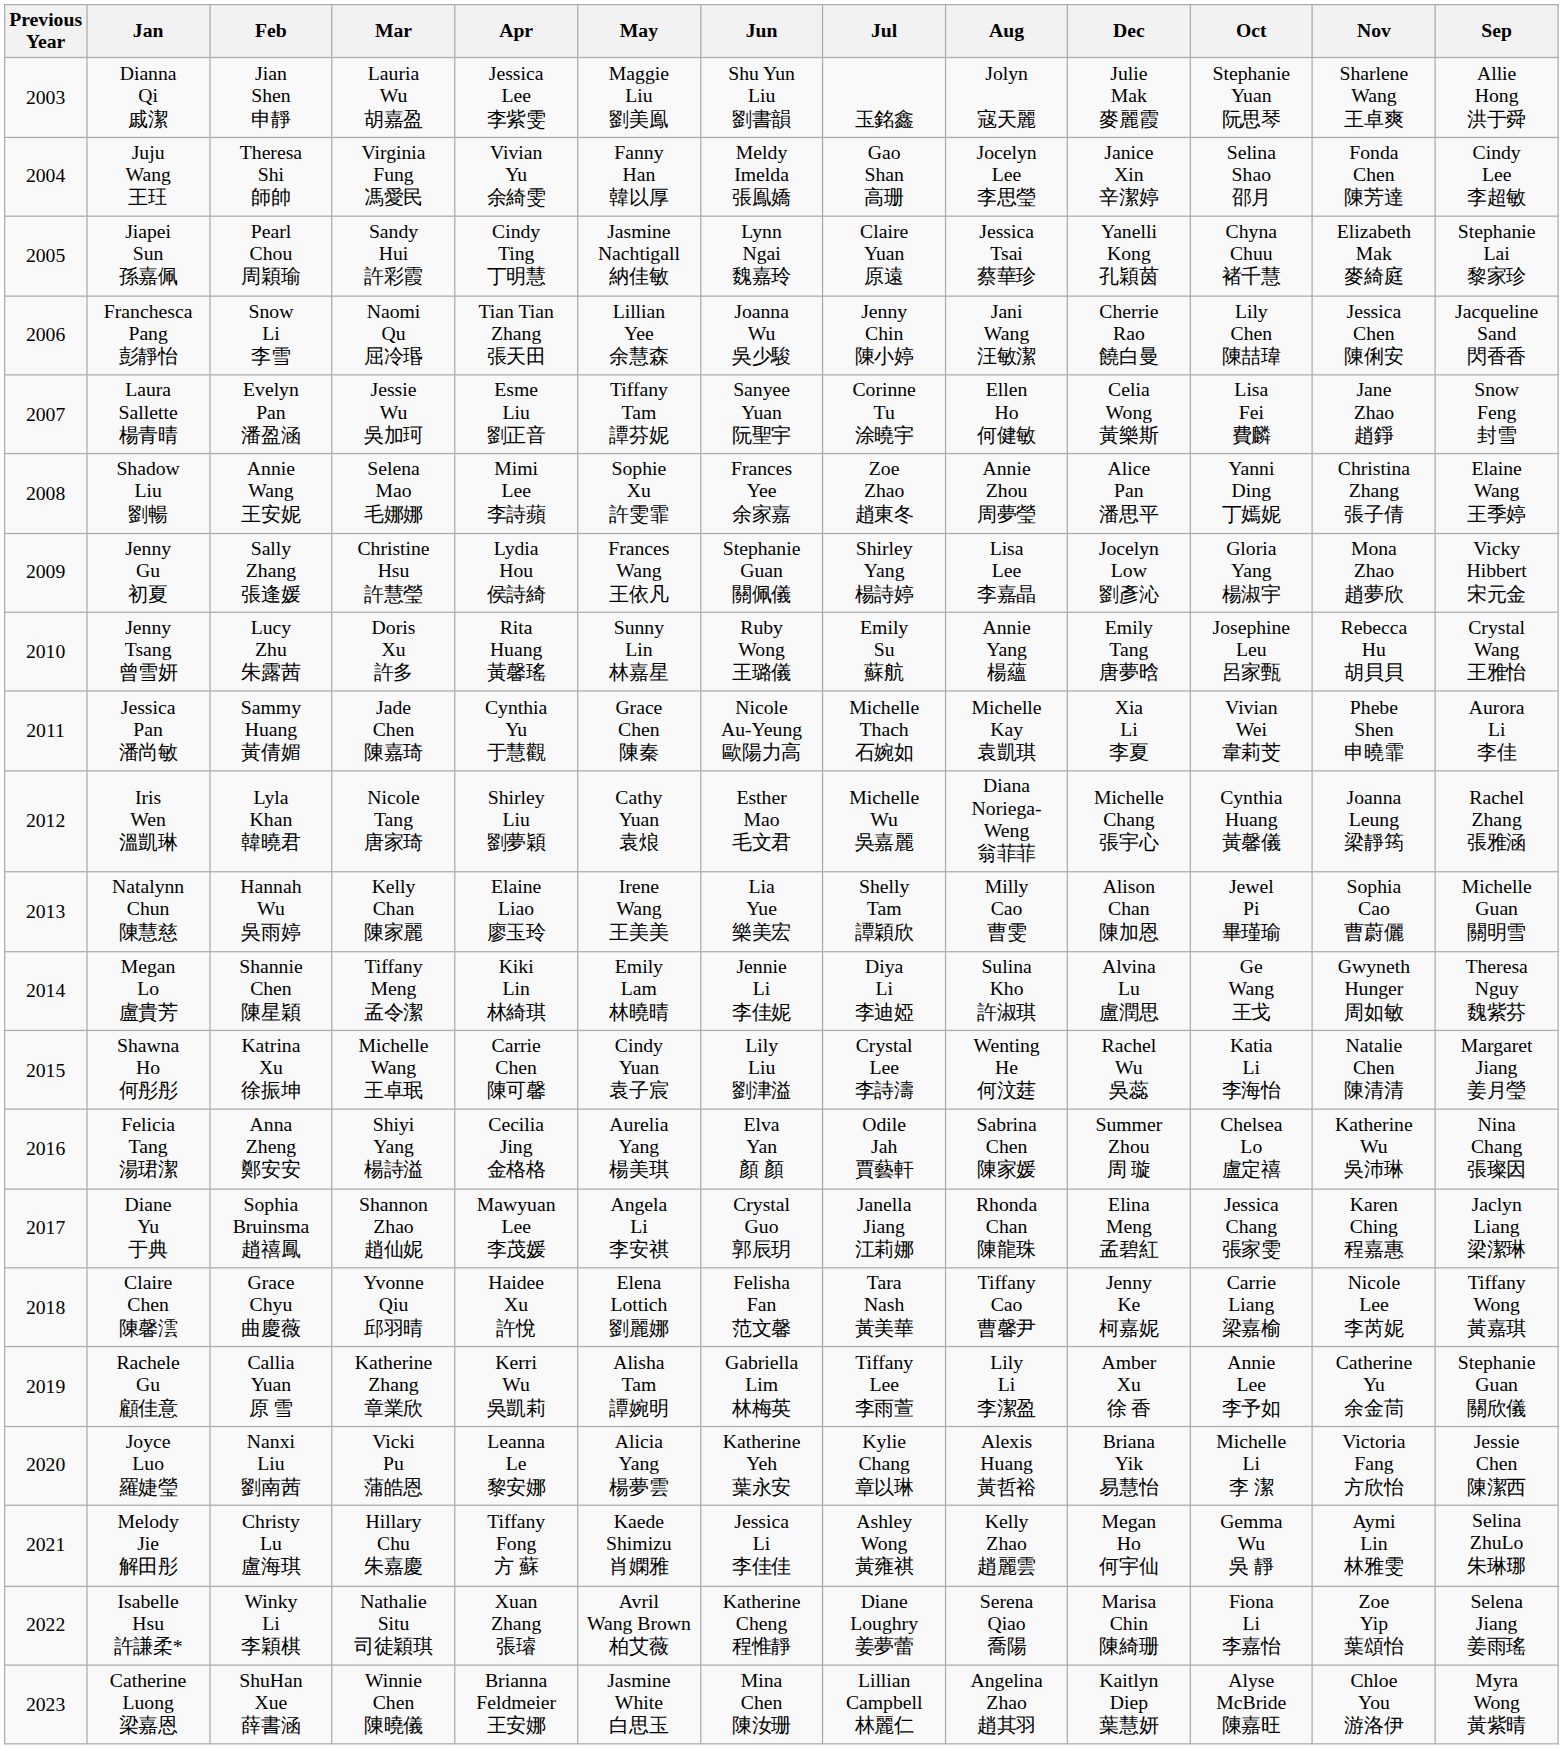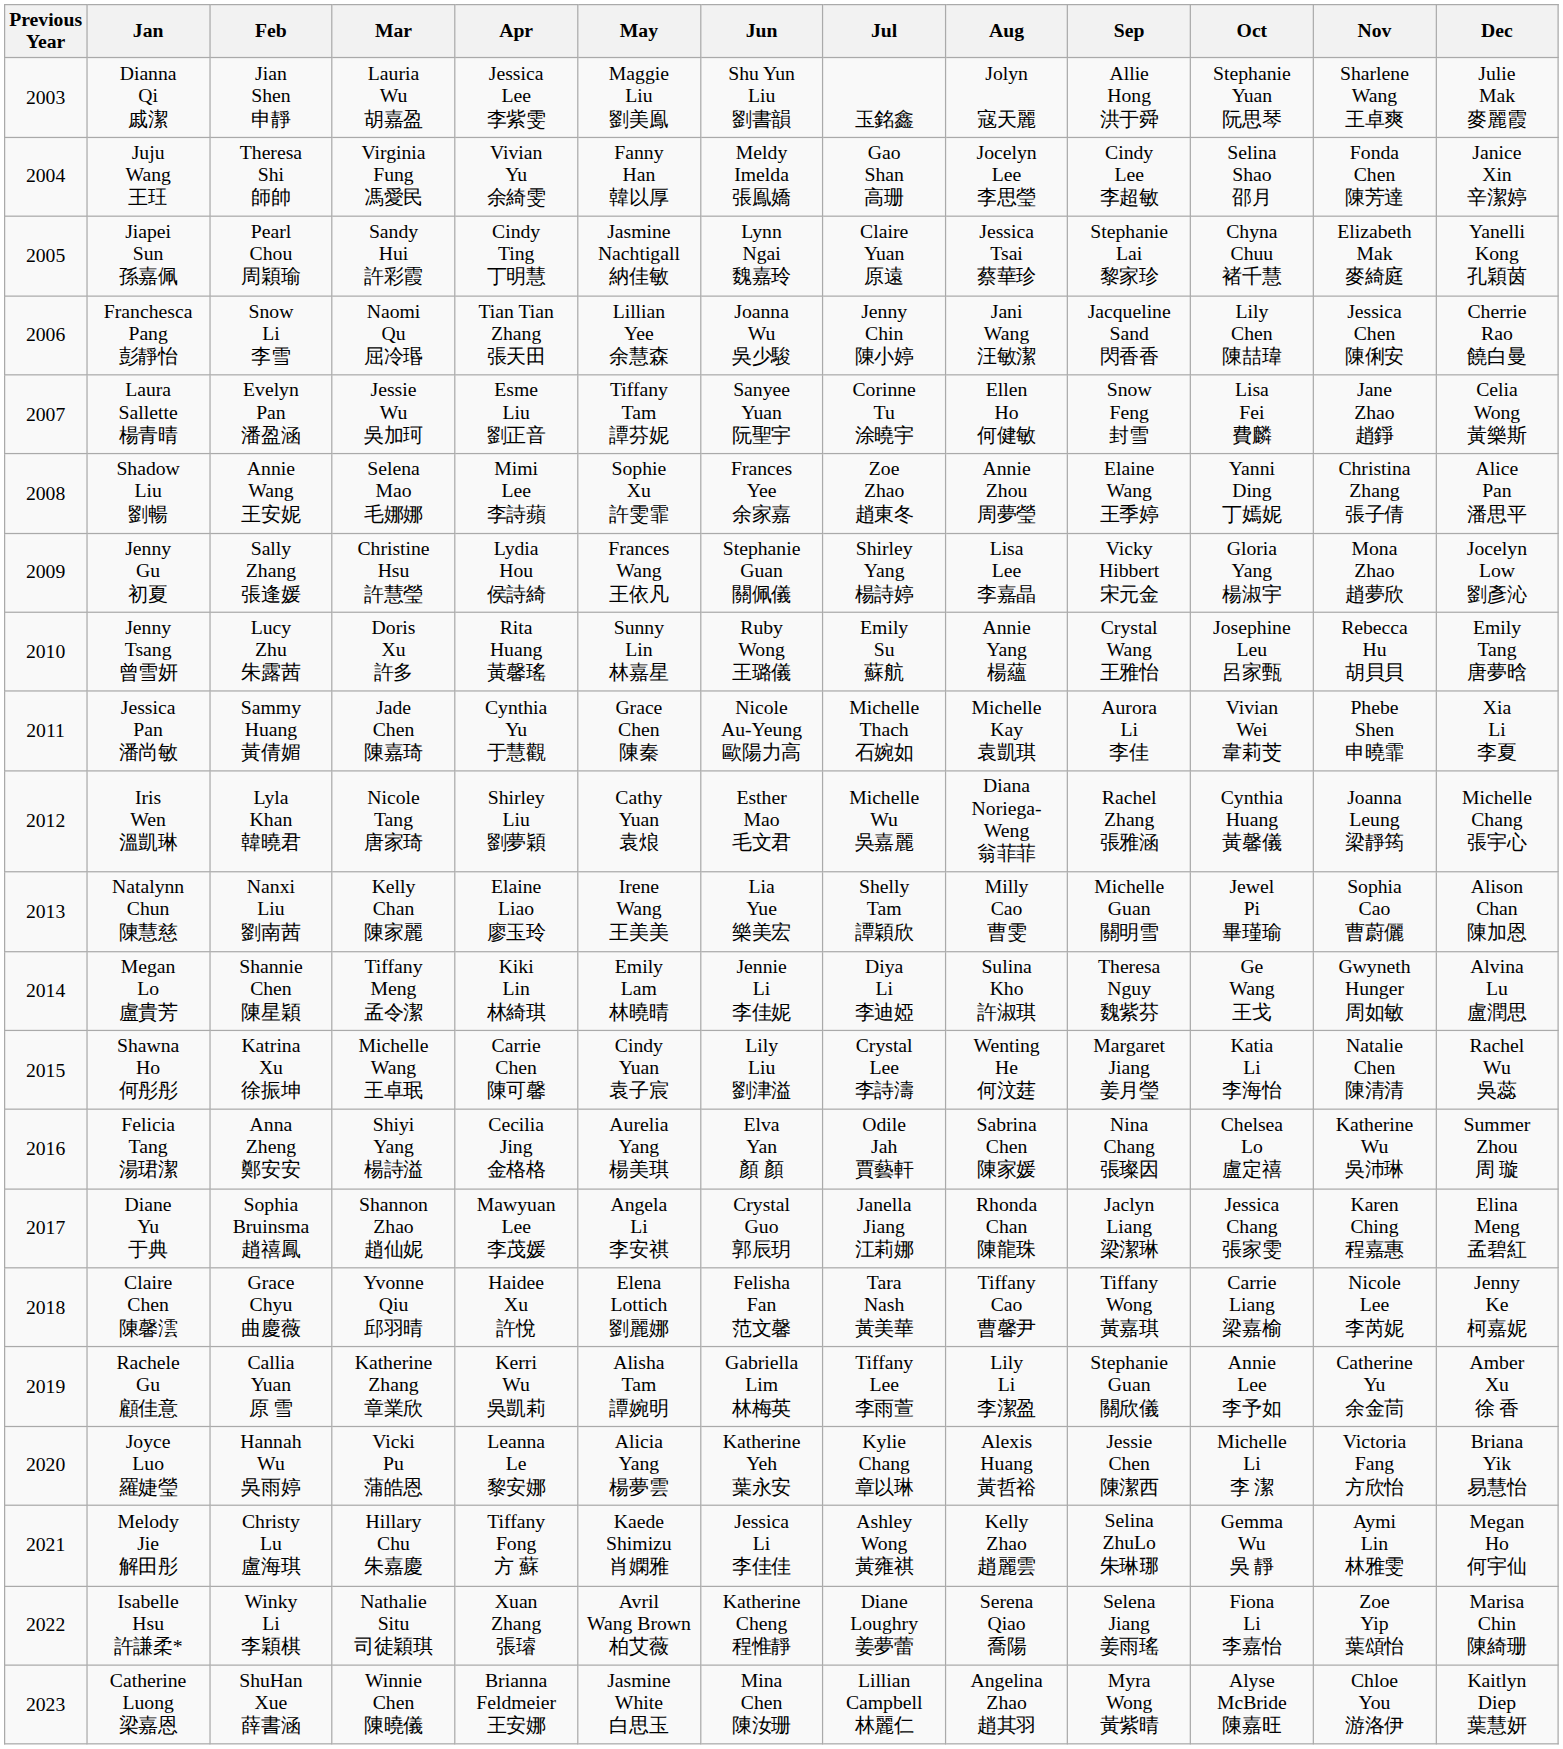columns swapped: (1497, 31) <-> (1129, 31)
(271, 910) Hannah Wu 吳雨婷 -> (271, 910) Nanxi Liu 劉南茜
(271, 1464) Nanxi Liu 劉南茜 -> (271, 1464) Hannah Wu 吳雨婷
